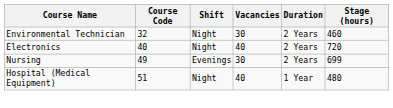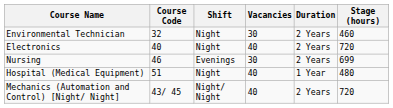(142, 60) 49 -> (156, 60) 46
+ row: (68, 92)
